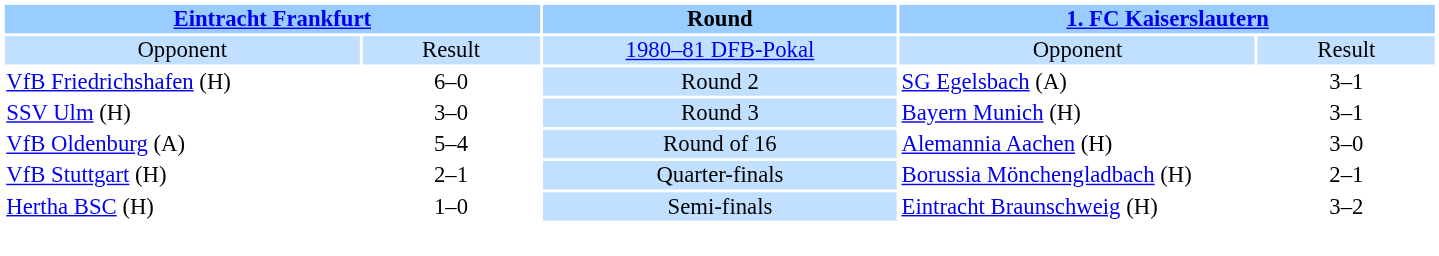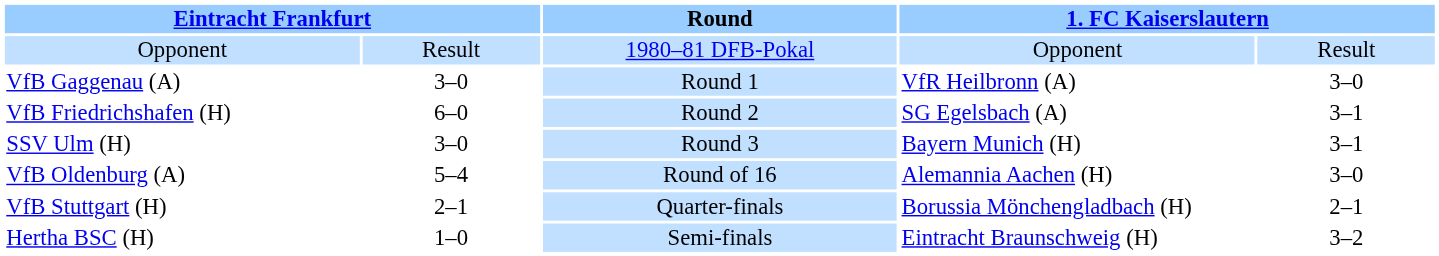+ row: (93, 81)
